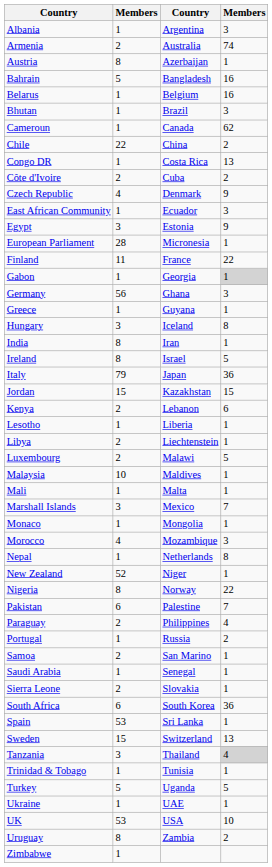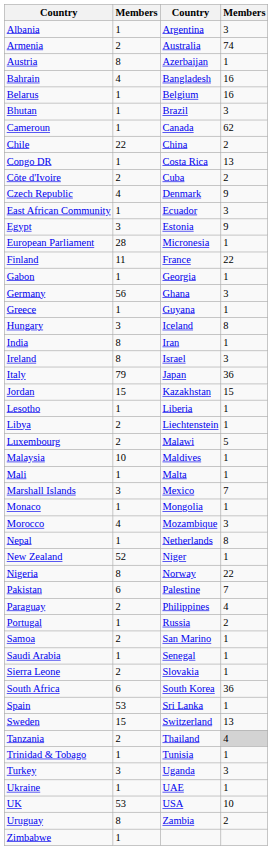(118, 78) 5 -> (118, 78) 4
(226, 276) lightgrey background -> (226, 276) no background
(226, 359) 5 -> (226, 359) 3
- row: (20, 408)
(118, 754) 3 -> (118, 738) 2
(118, 787) 5 -> (118, 771) 3
(226, 787) 5 -> (226, 771) 3
